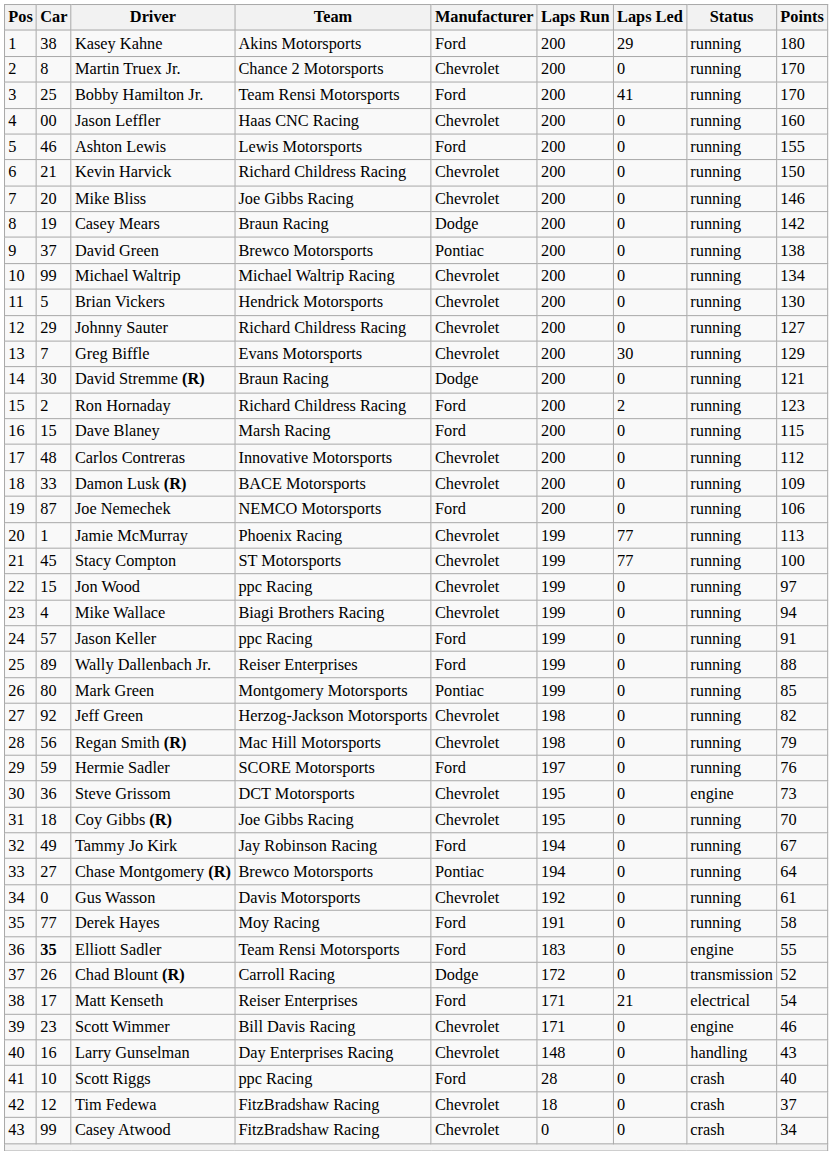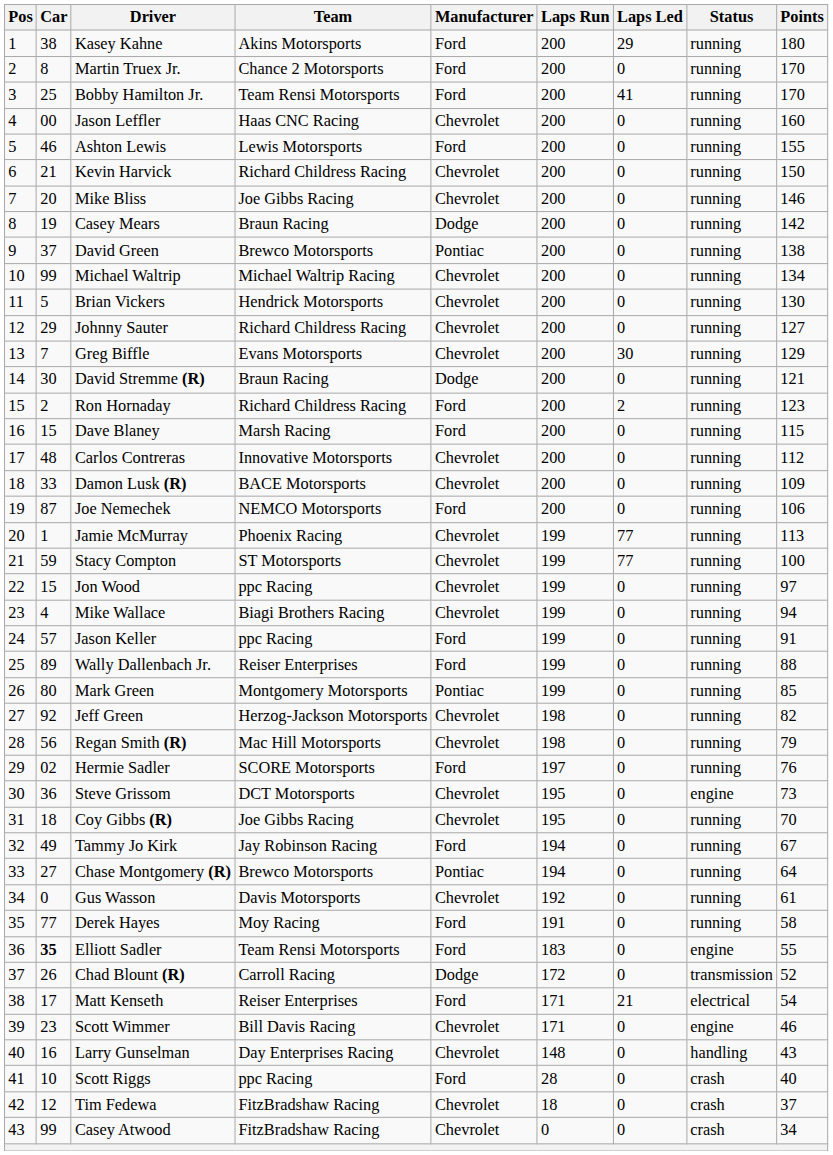(467, 69) Chevrolet -> (450, 69) Ford
(48, 560) 45 -> (48, 560) 59
(48, 768) 59 -> (48, 768) 02
